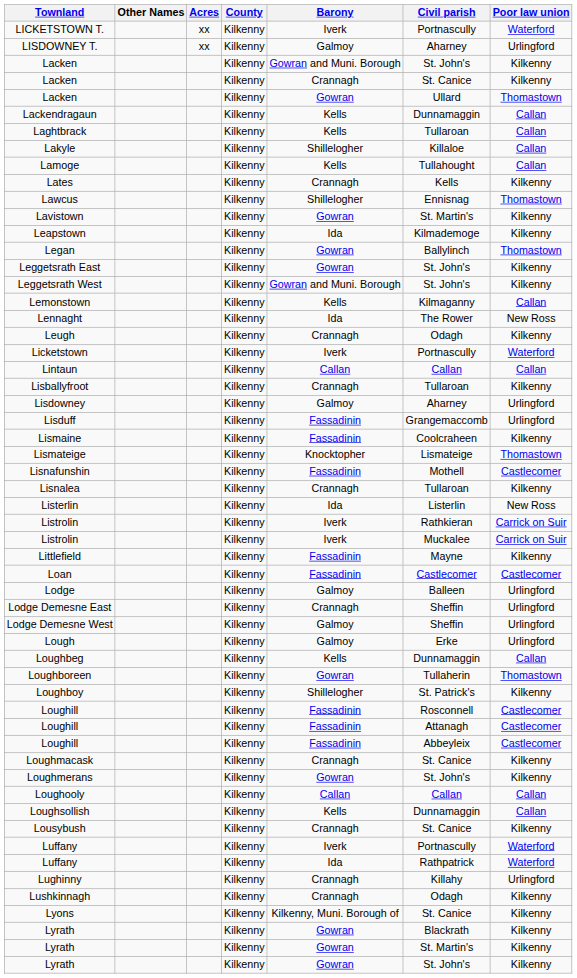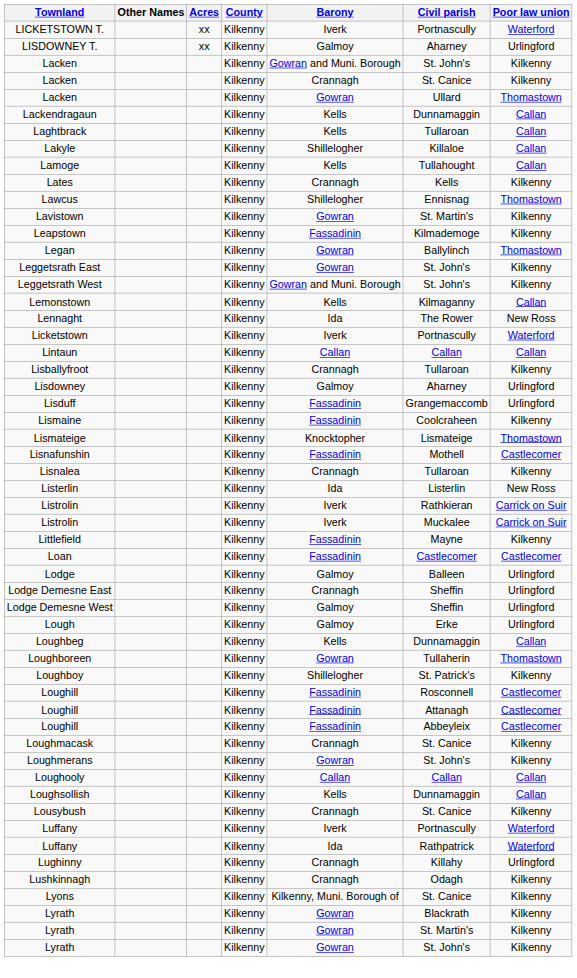(335, 234) Ida -> (335, 234) Fassadinin
- row: (60, 336)
